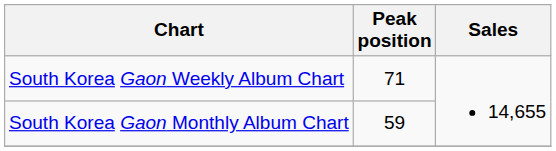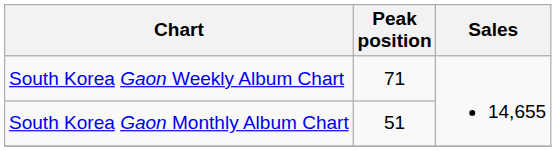(395, 123) 59 -> (395, 123) 51
